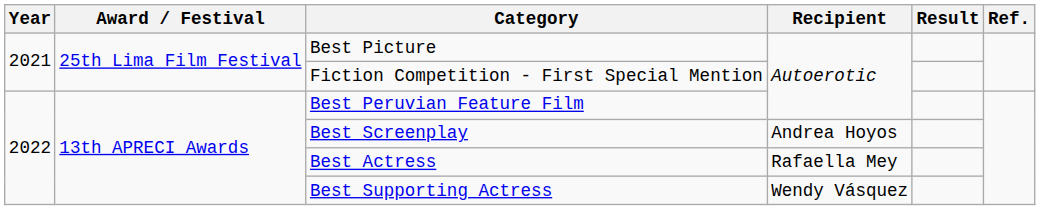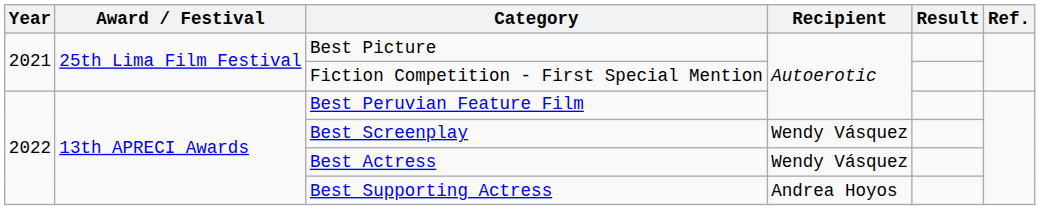(834, 133) Andrea Hoyos -> (840, 133) Wendy Vásquez
(834, 162) Rafaella Mey -> (840, 162) Wendy Vásquez
(840, 191) Wendy Vásquez -> (834, 191) Andrea Hoyos
